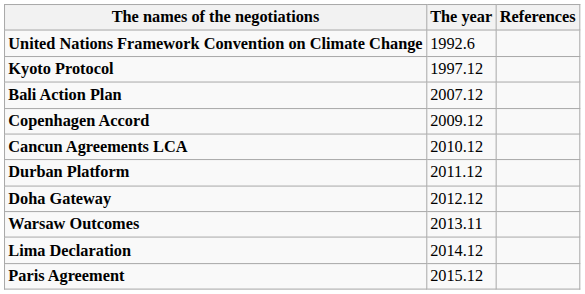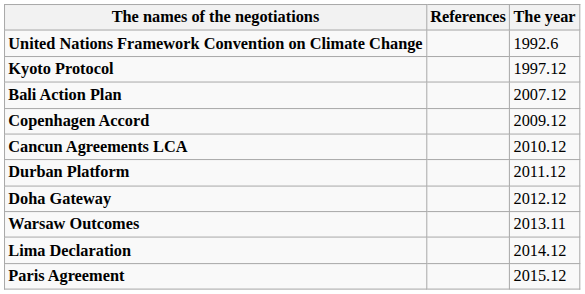columns swapped: (461, 17) <-> (538, 17)
